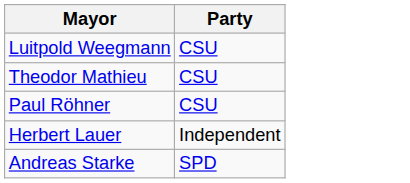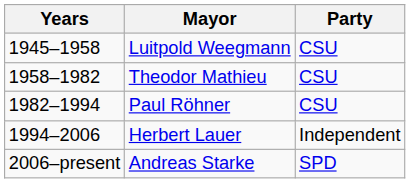+ column: (65, 18)
